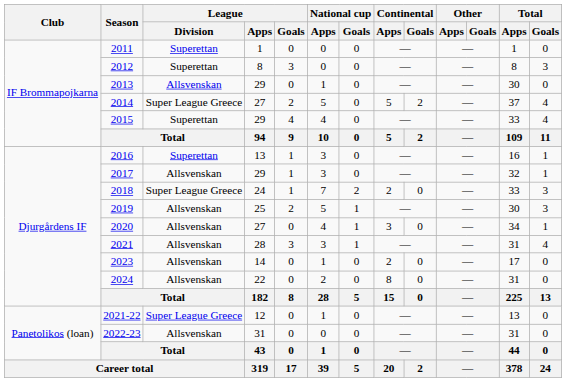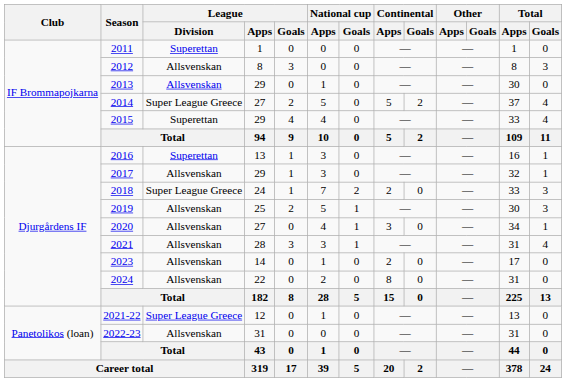(194, 66) Superettan -> (194, 66) Allsvenskan
